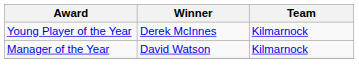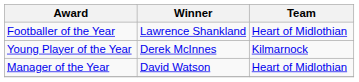+ row: (61, 31)
(280, 49) Kilmarnock -> (299, 67) Heart of Midlothian
